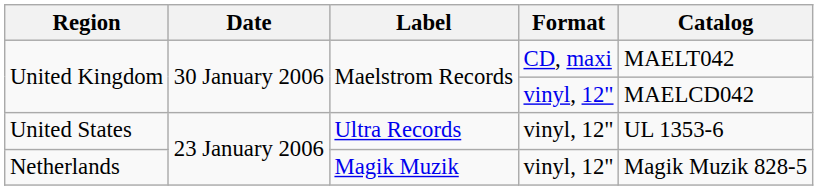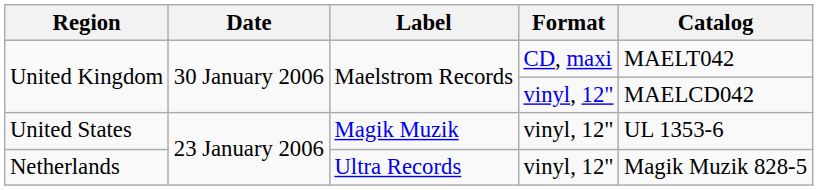(398, 130) Ultra Records -> (397, 130) Magik Muzik
(397, 166) Magik Muzik -> (398, 166) Ultra Records
